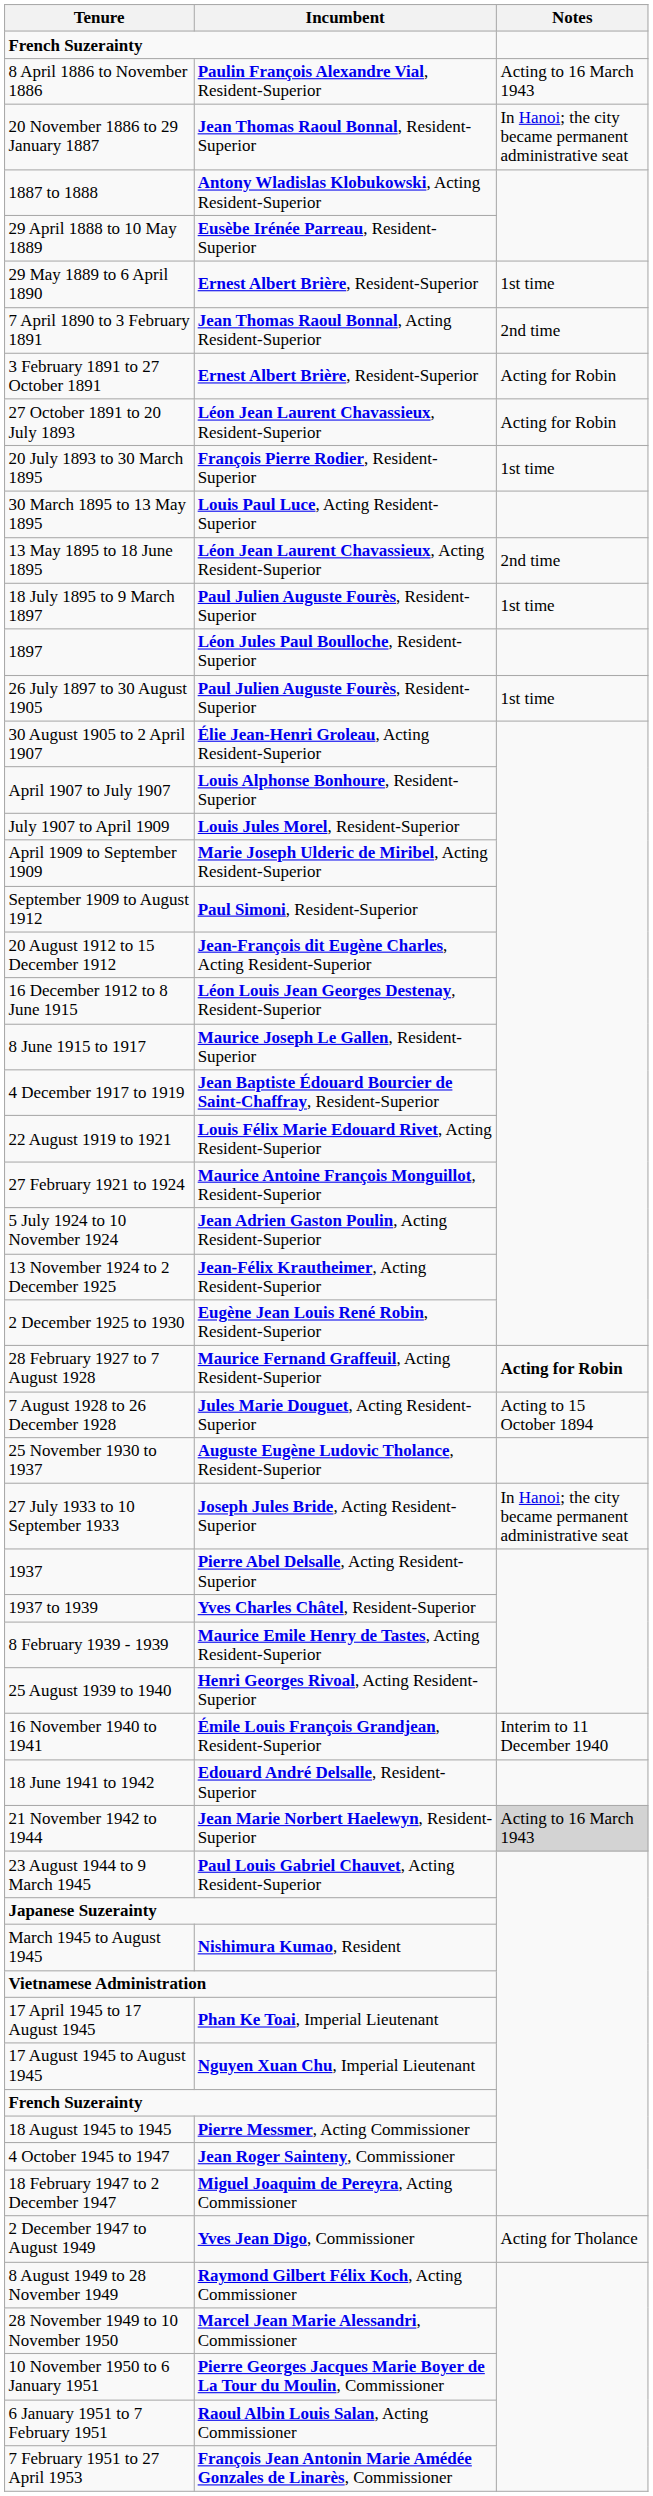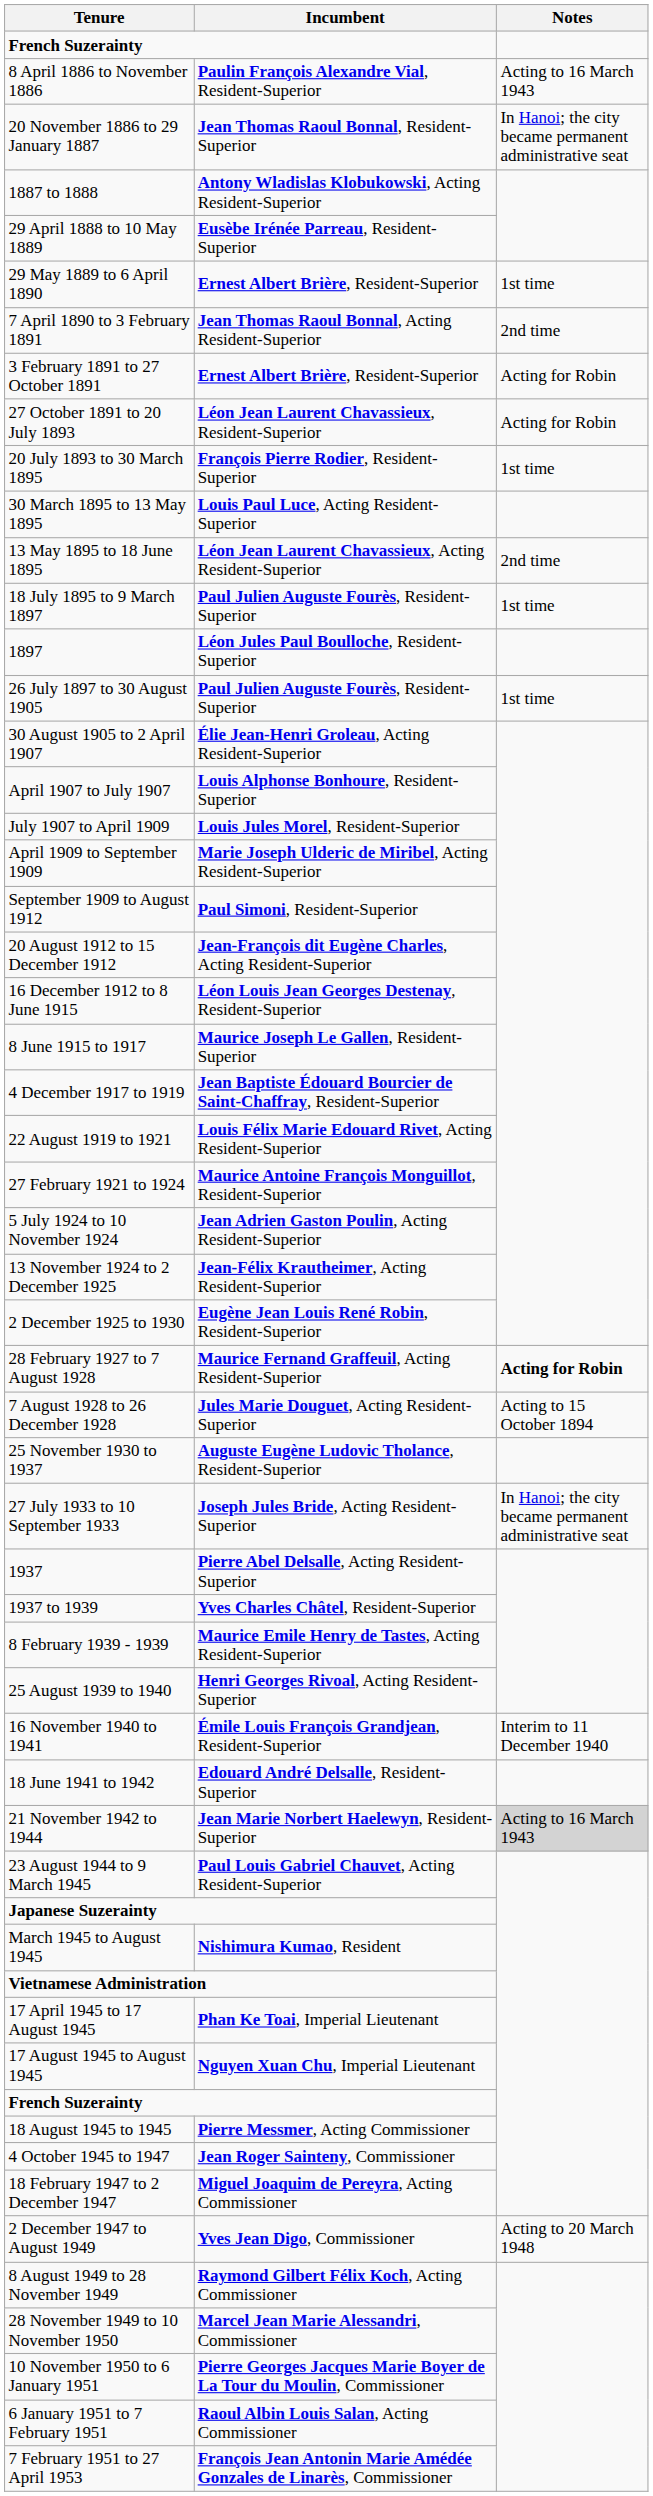(569, 2238) Acting for Tholance -> (567, 2238) Acting to 20 March 1948
